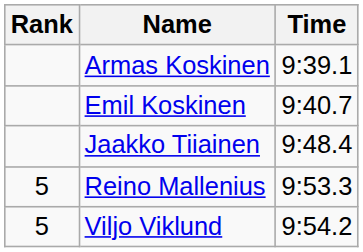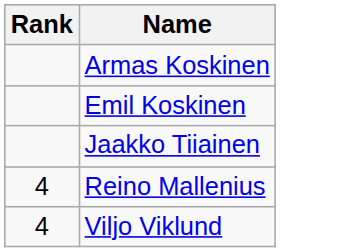- column: (317, 24)
(42, 186) 5 -> (42, 186) 4
(42, 226) 5 -> (42, 226) 4
